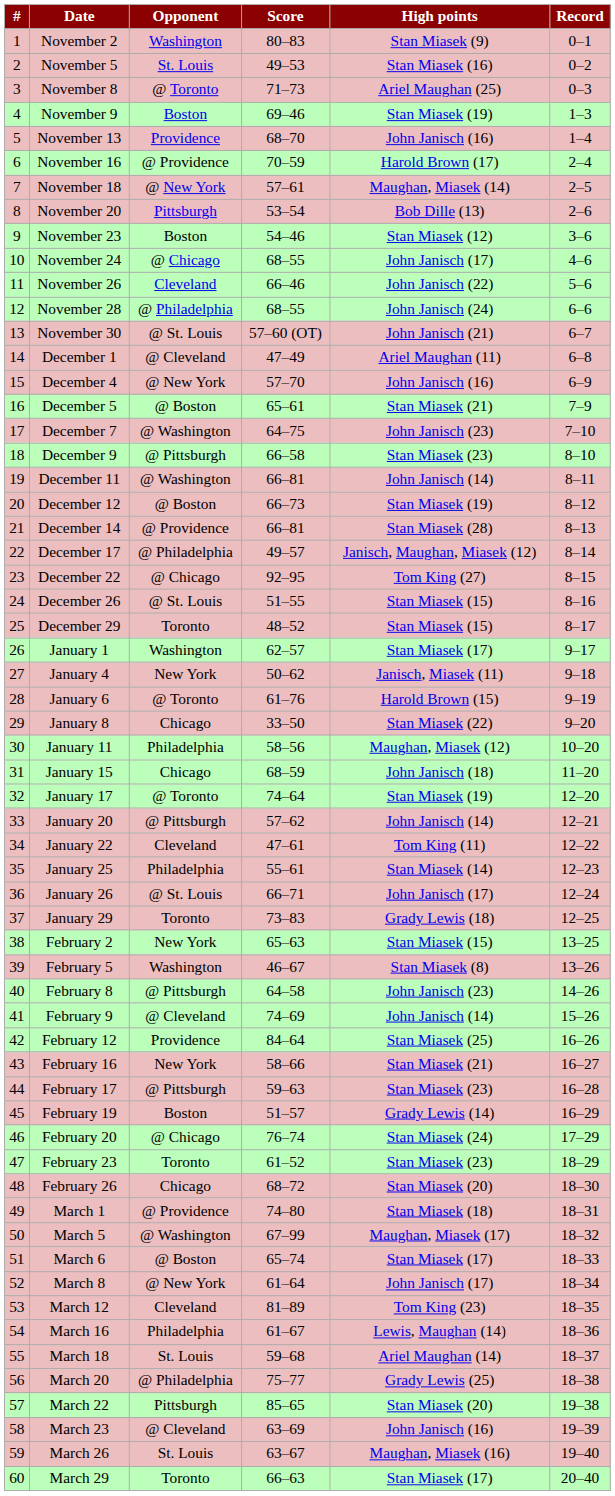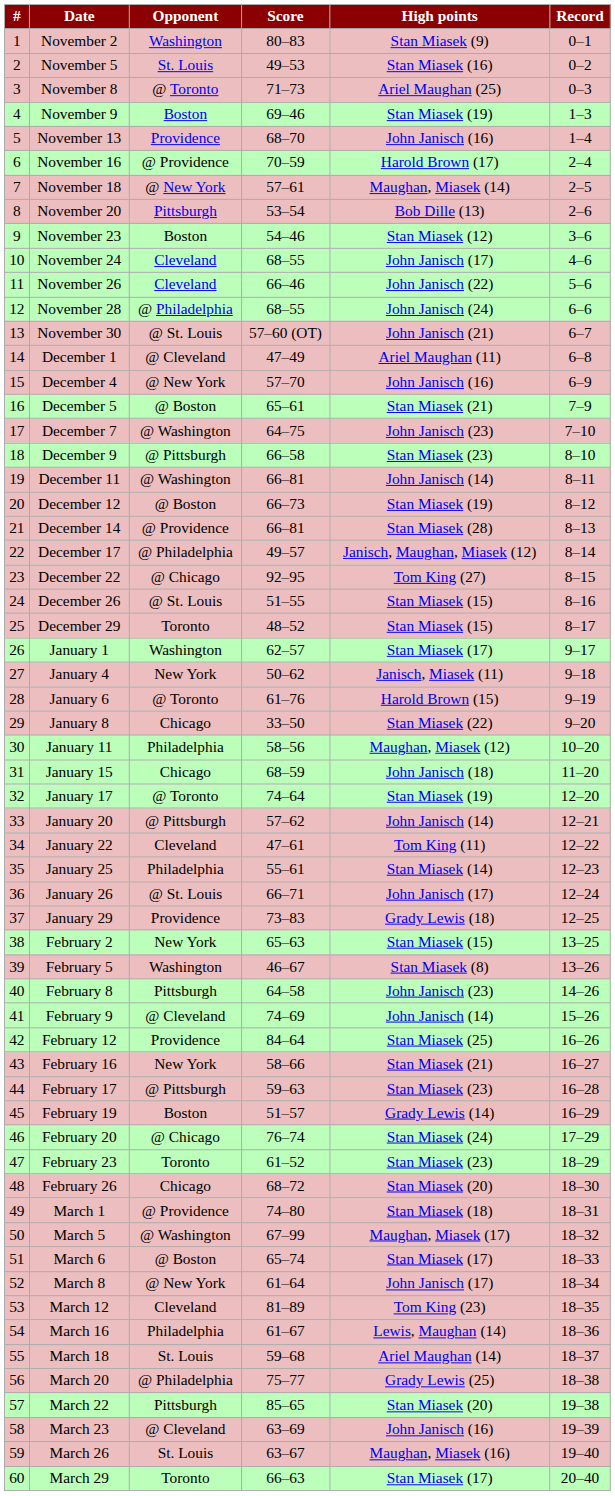(185, 260) @ Chicago -> (185, 260) Cleveland
(185, 917) Toronto -> (185, 917) Providence
(185, 991) @ Pittsburgh -> (185, 991) Pittsburgh
